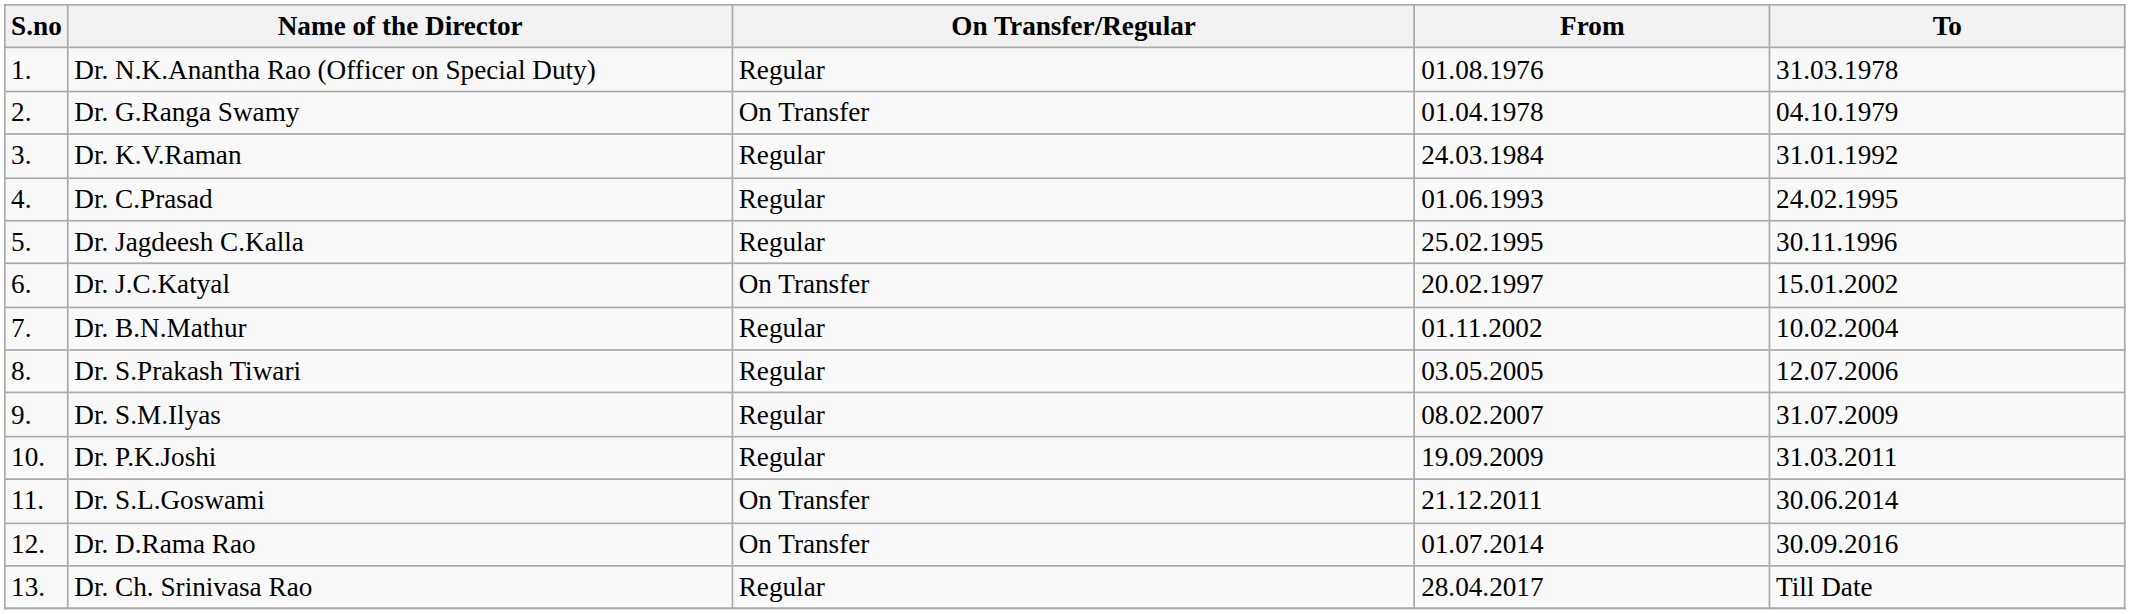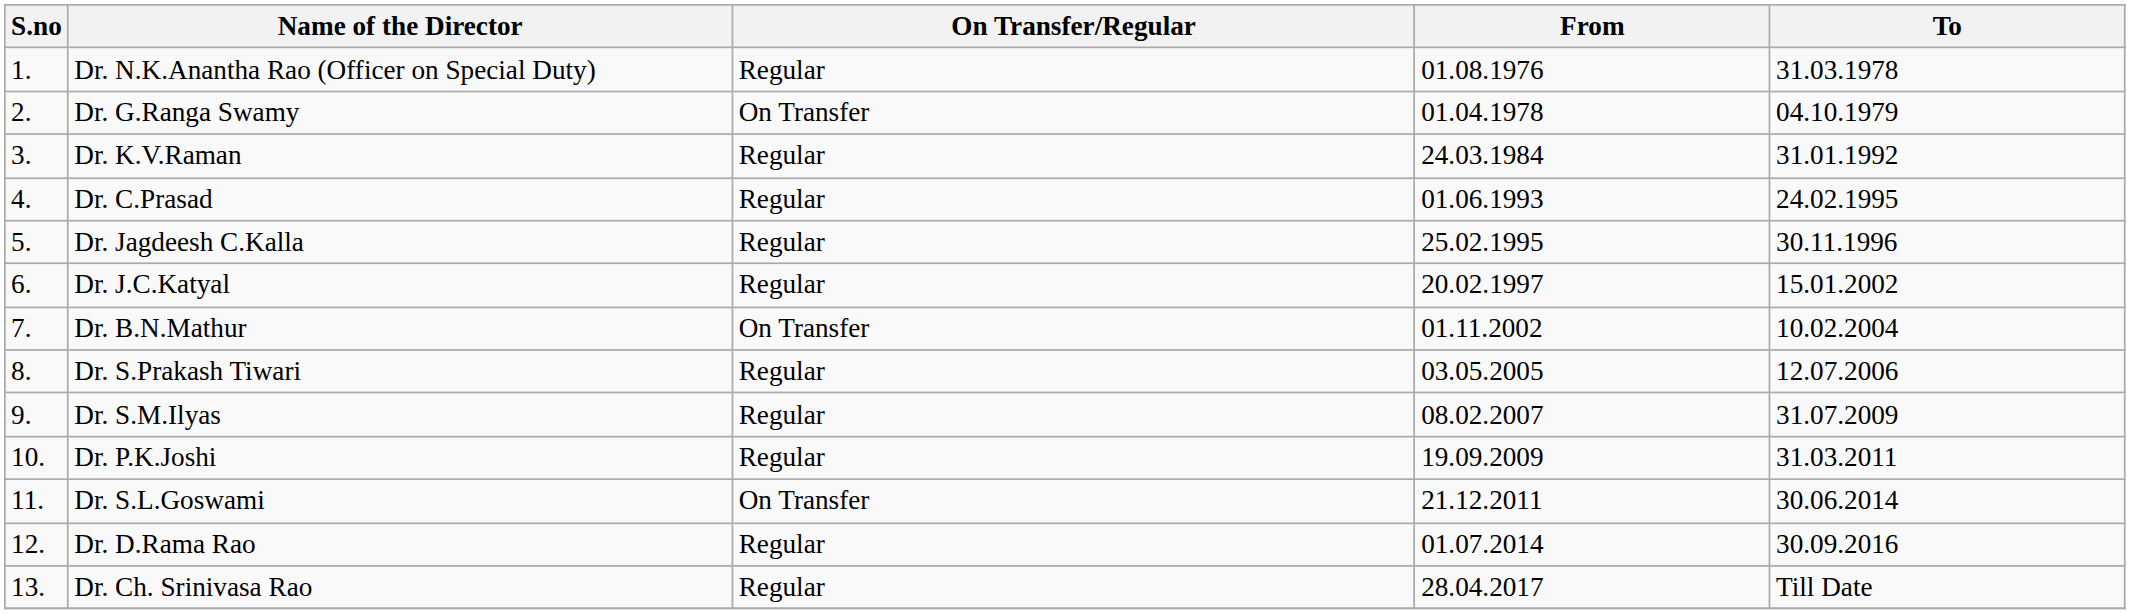(804, 284) On Transfer -> (782, 284) Regular
(782, 328) Regular -> (804, 328) On Transfer
(804, 543) On Transfer -> (782, 543) Regular
